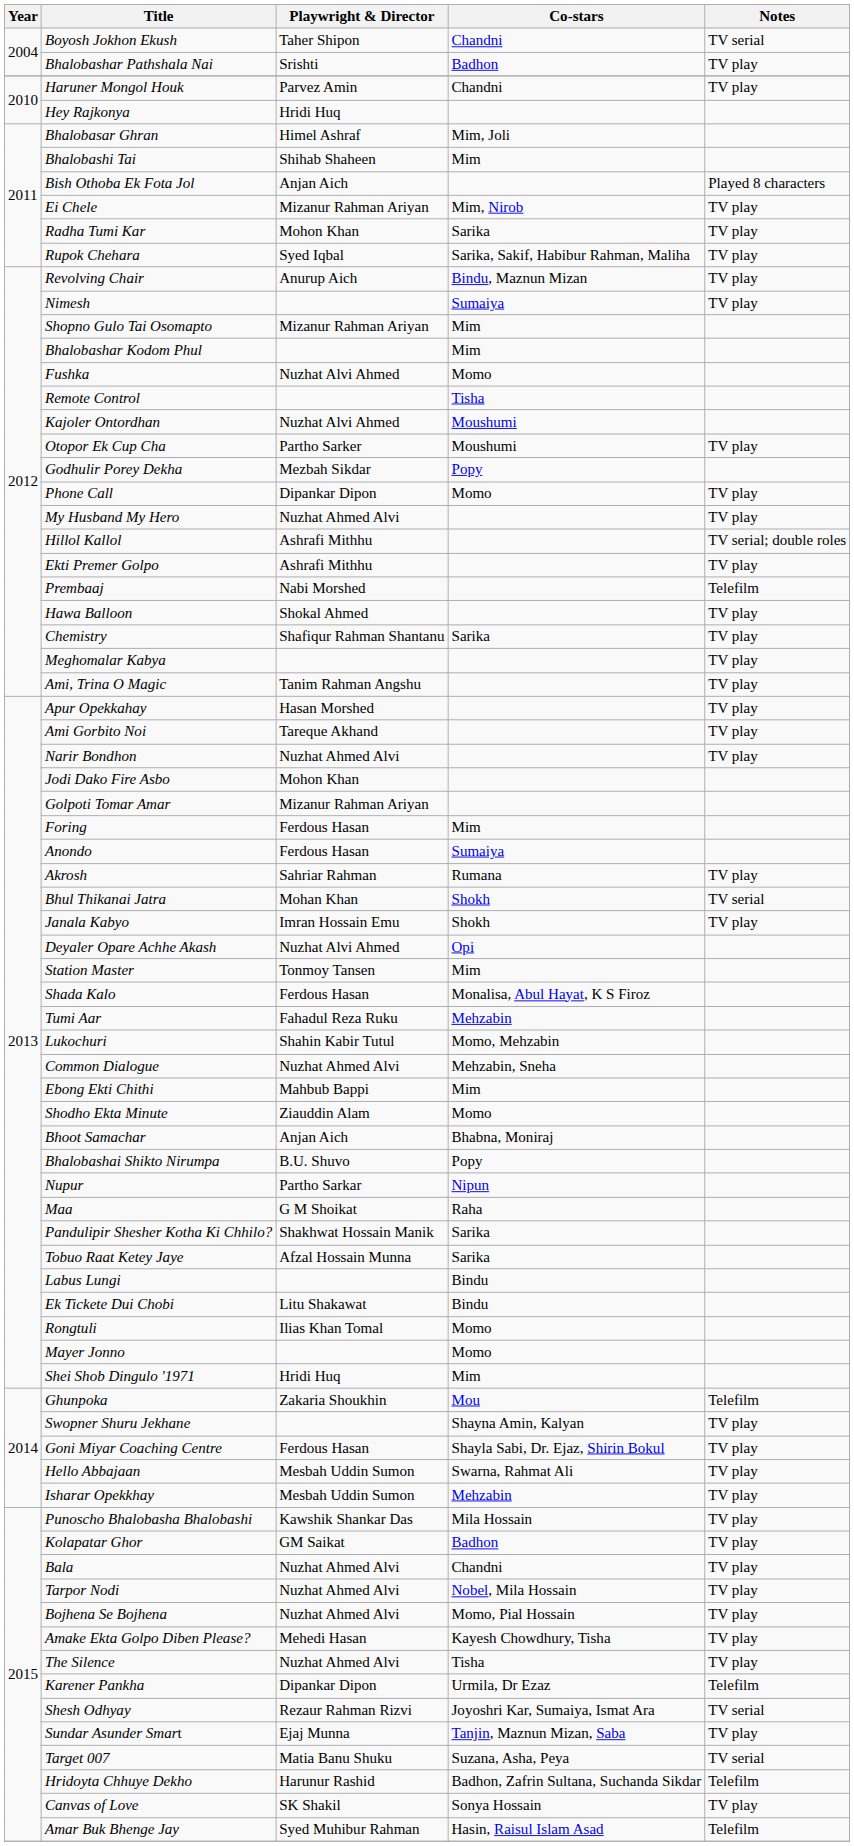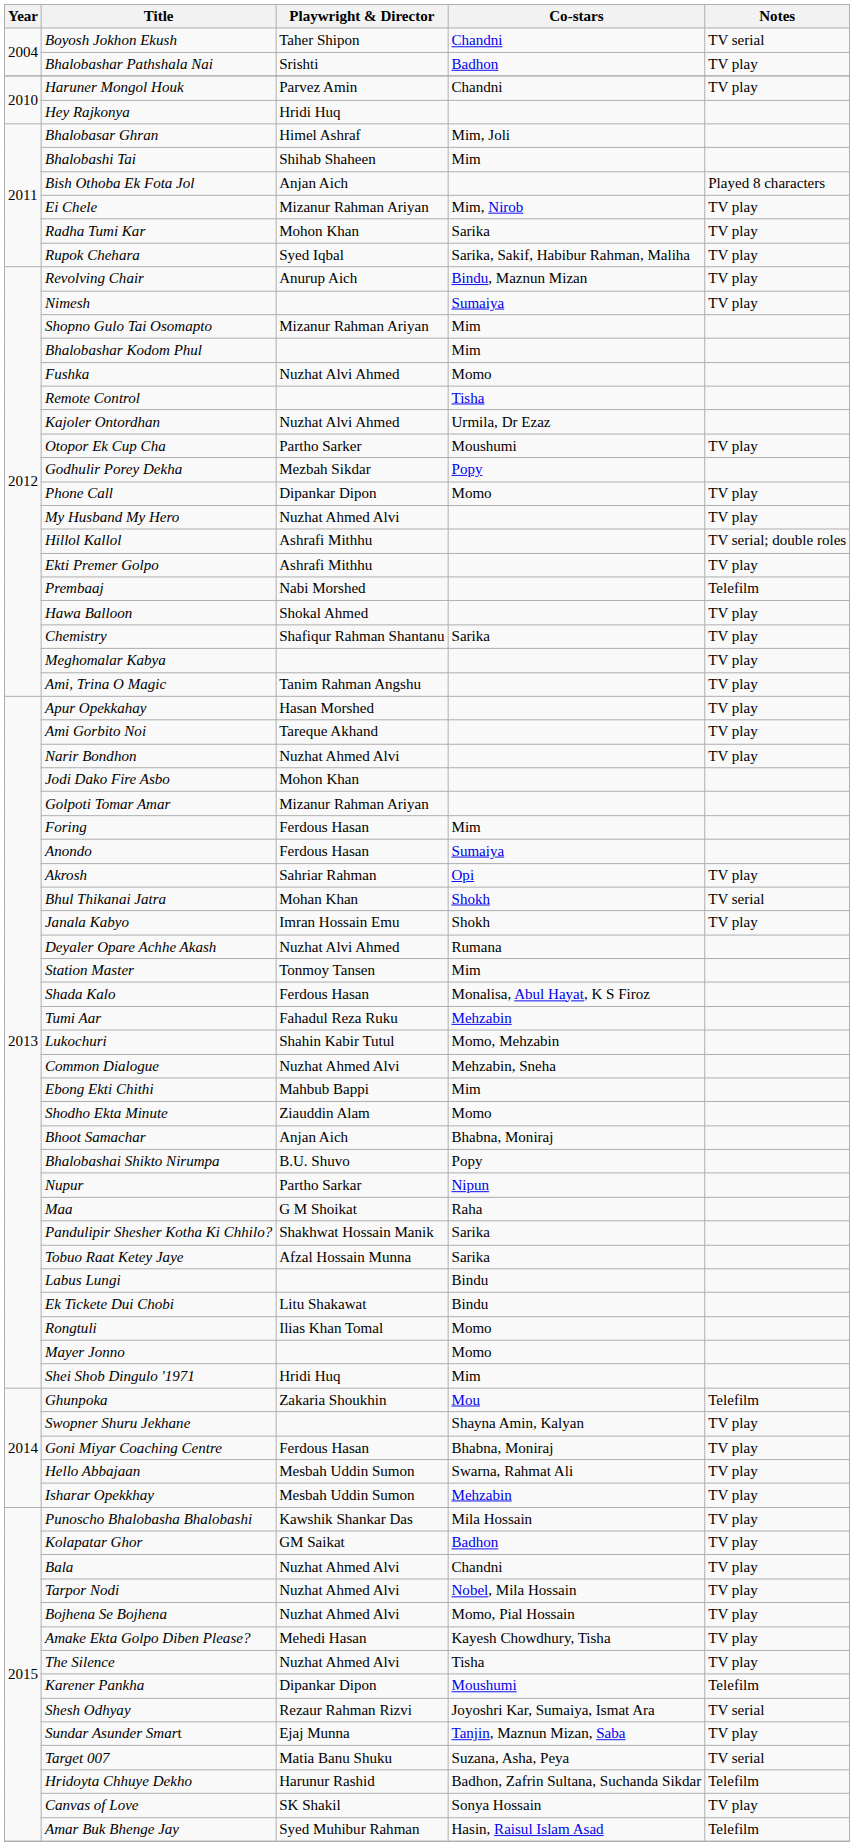(484, 421) Moushumi -> (501, 421) Urmila, Dr Ezaz
(477, 875) Rumana -> (463, 875) Opi
(463, 946) Opi -> (477, 946) Rumana
(558, 1447) Shayla Sabi, Dr. Ejaz, Shirin Bokul -> (502, 1447) Bhabna, Moniraj
(501, 1686) Urmila, Dr Ezaz -> (484, 1686) Moushumi
